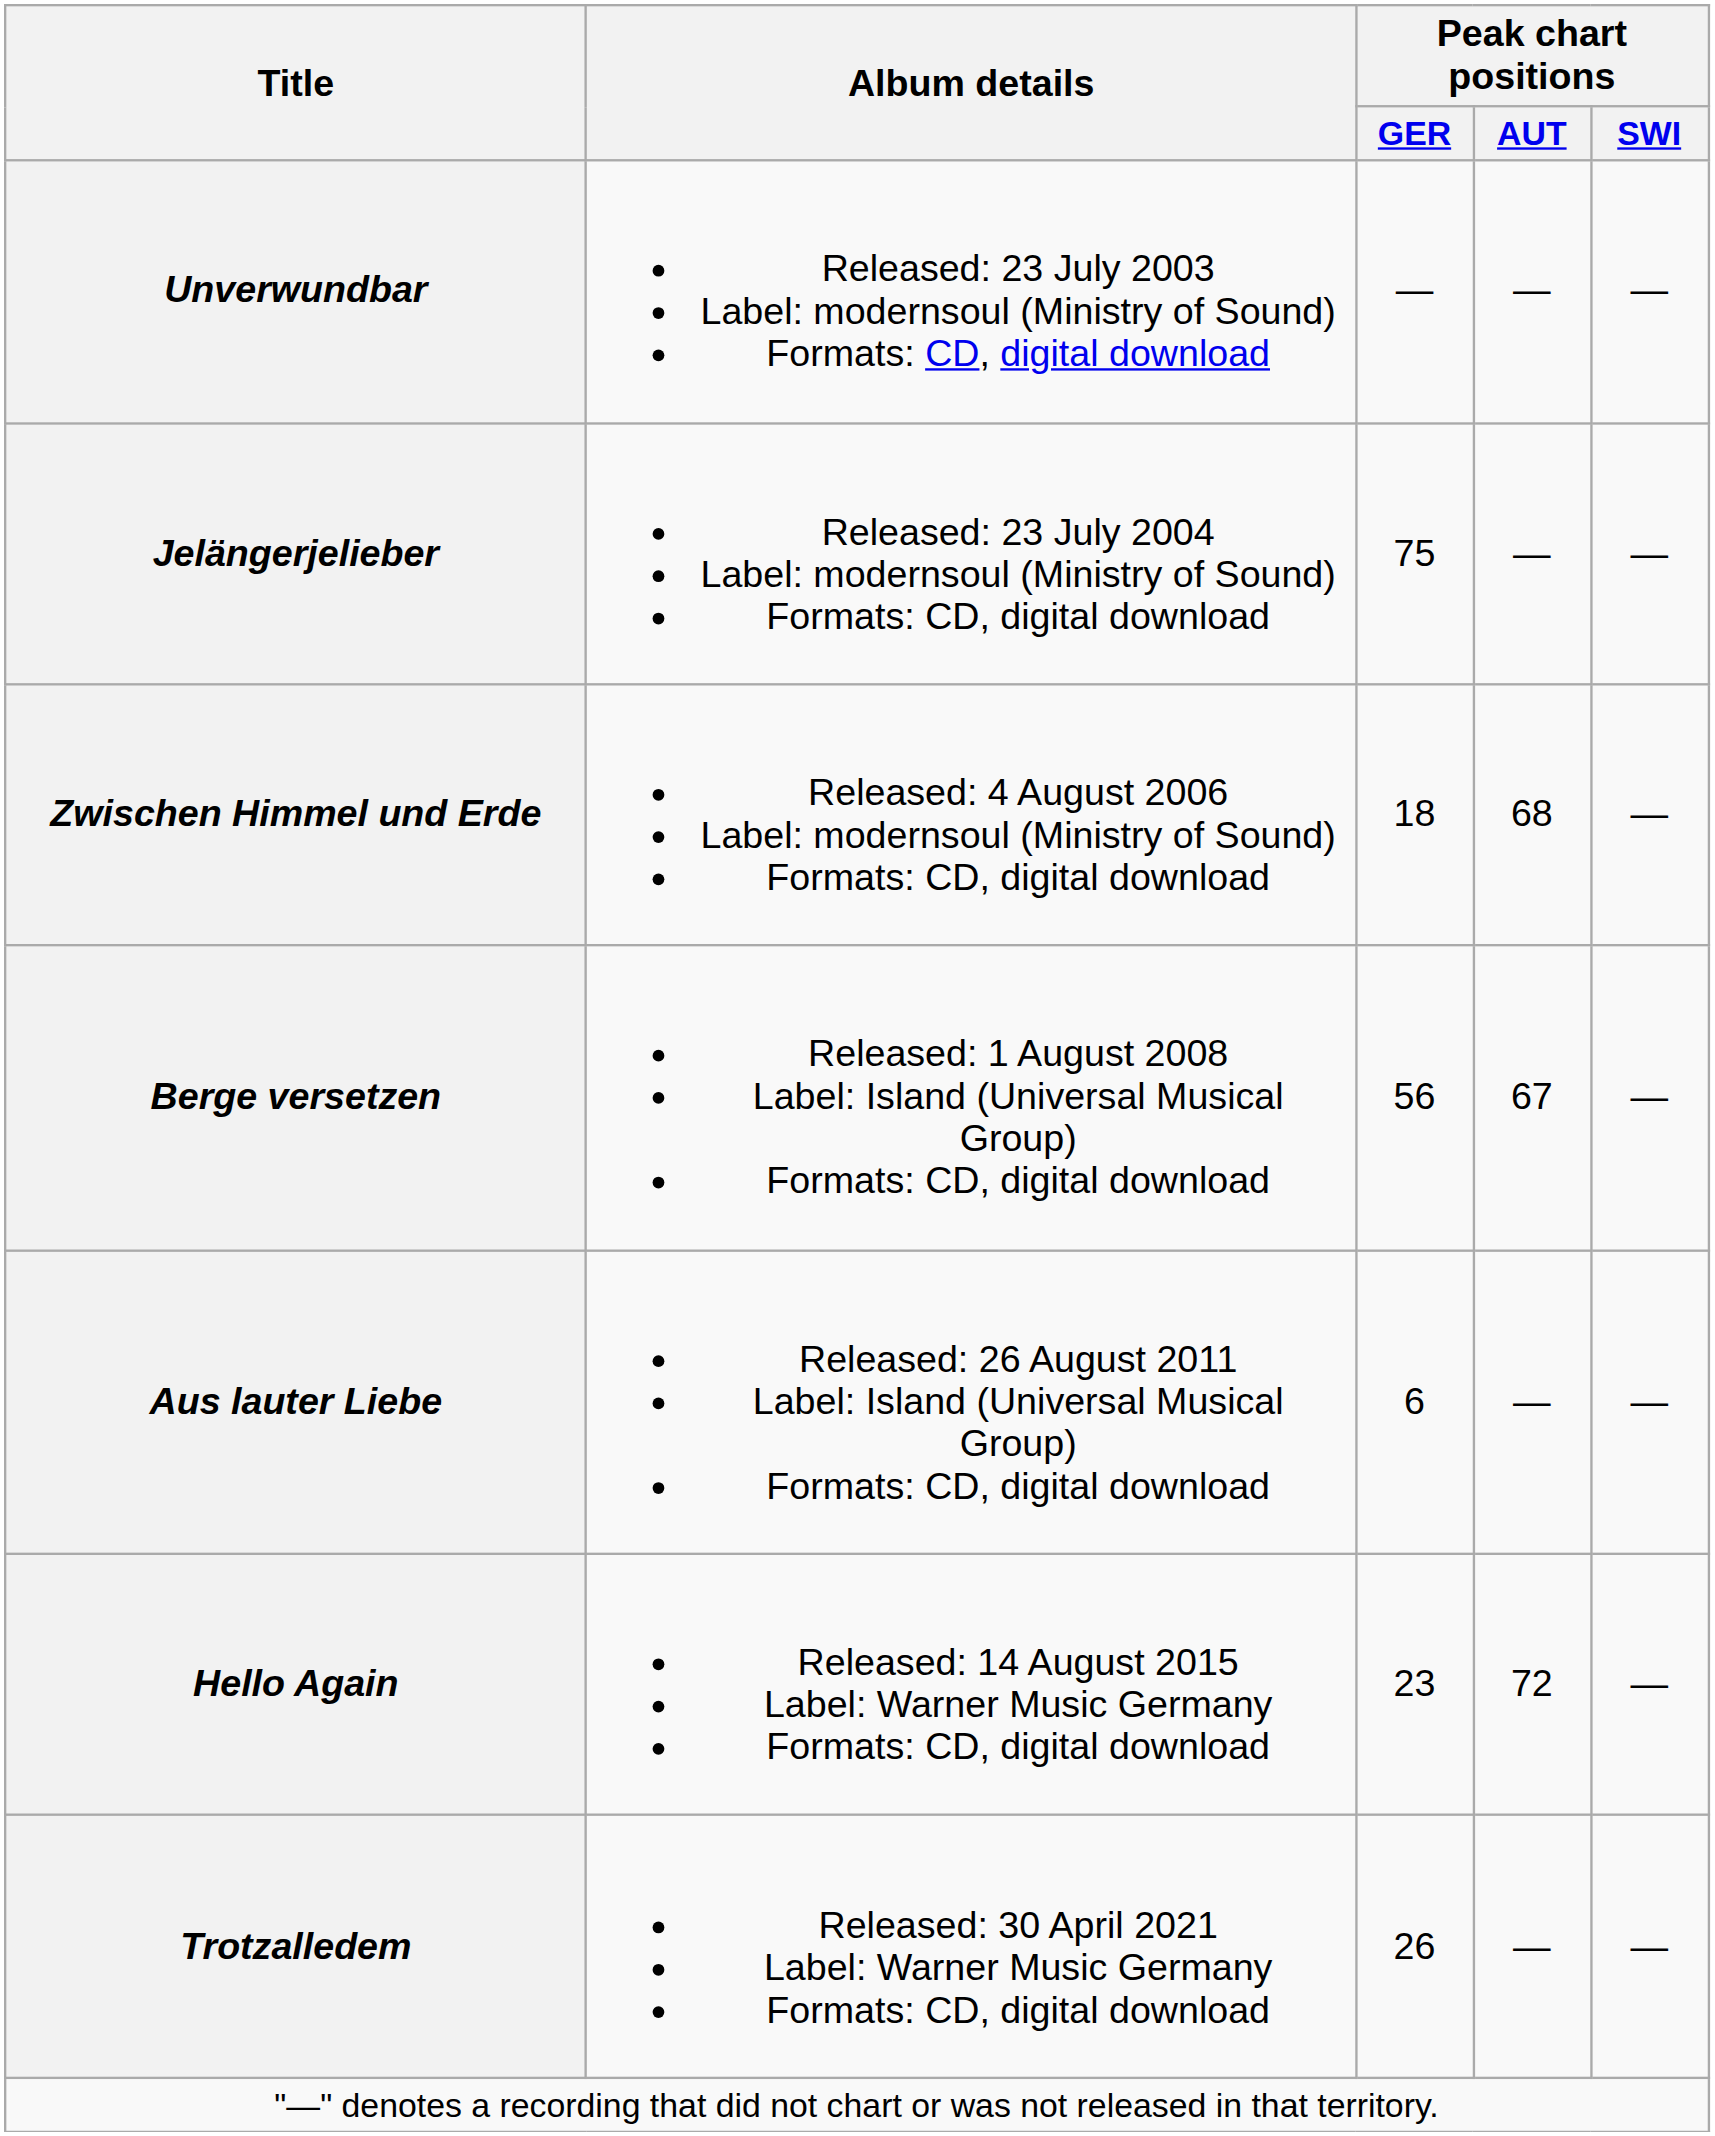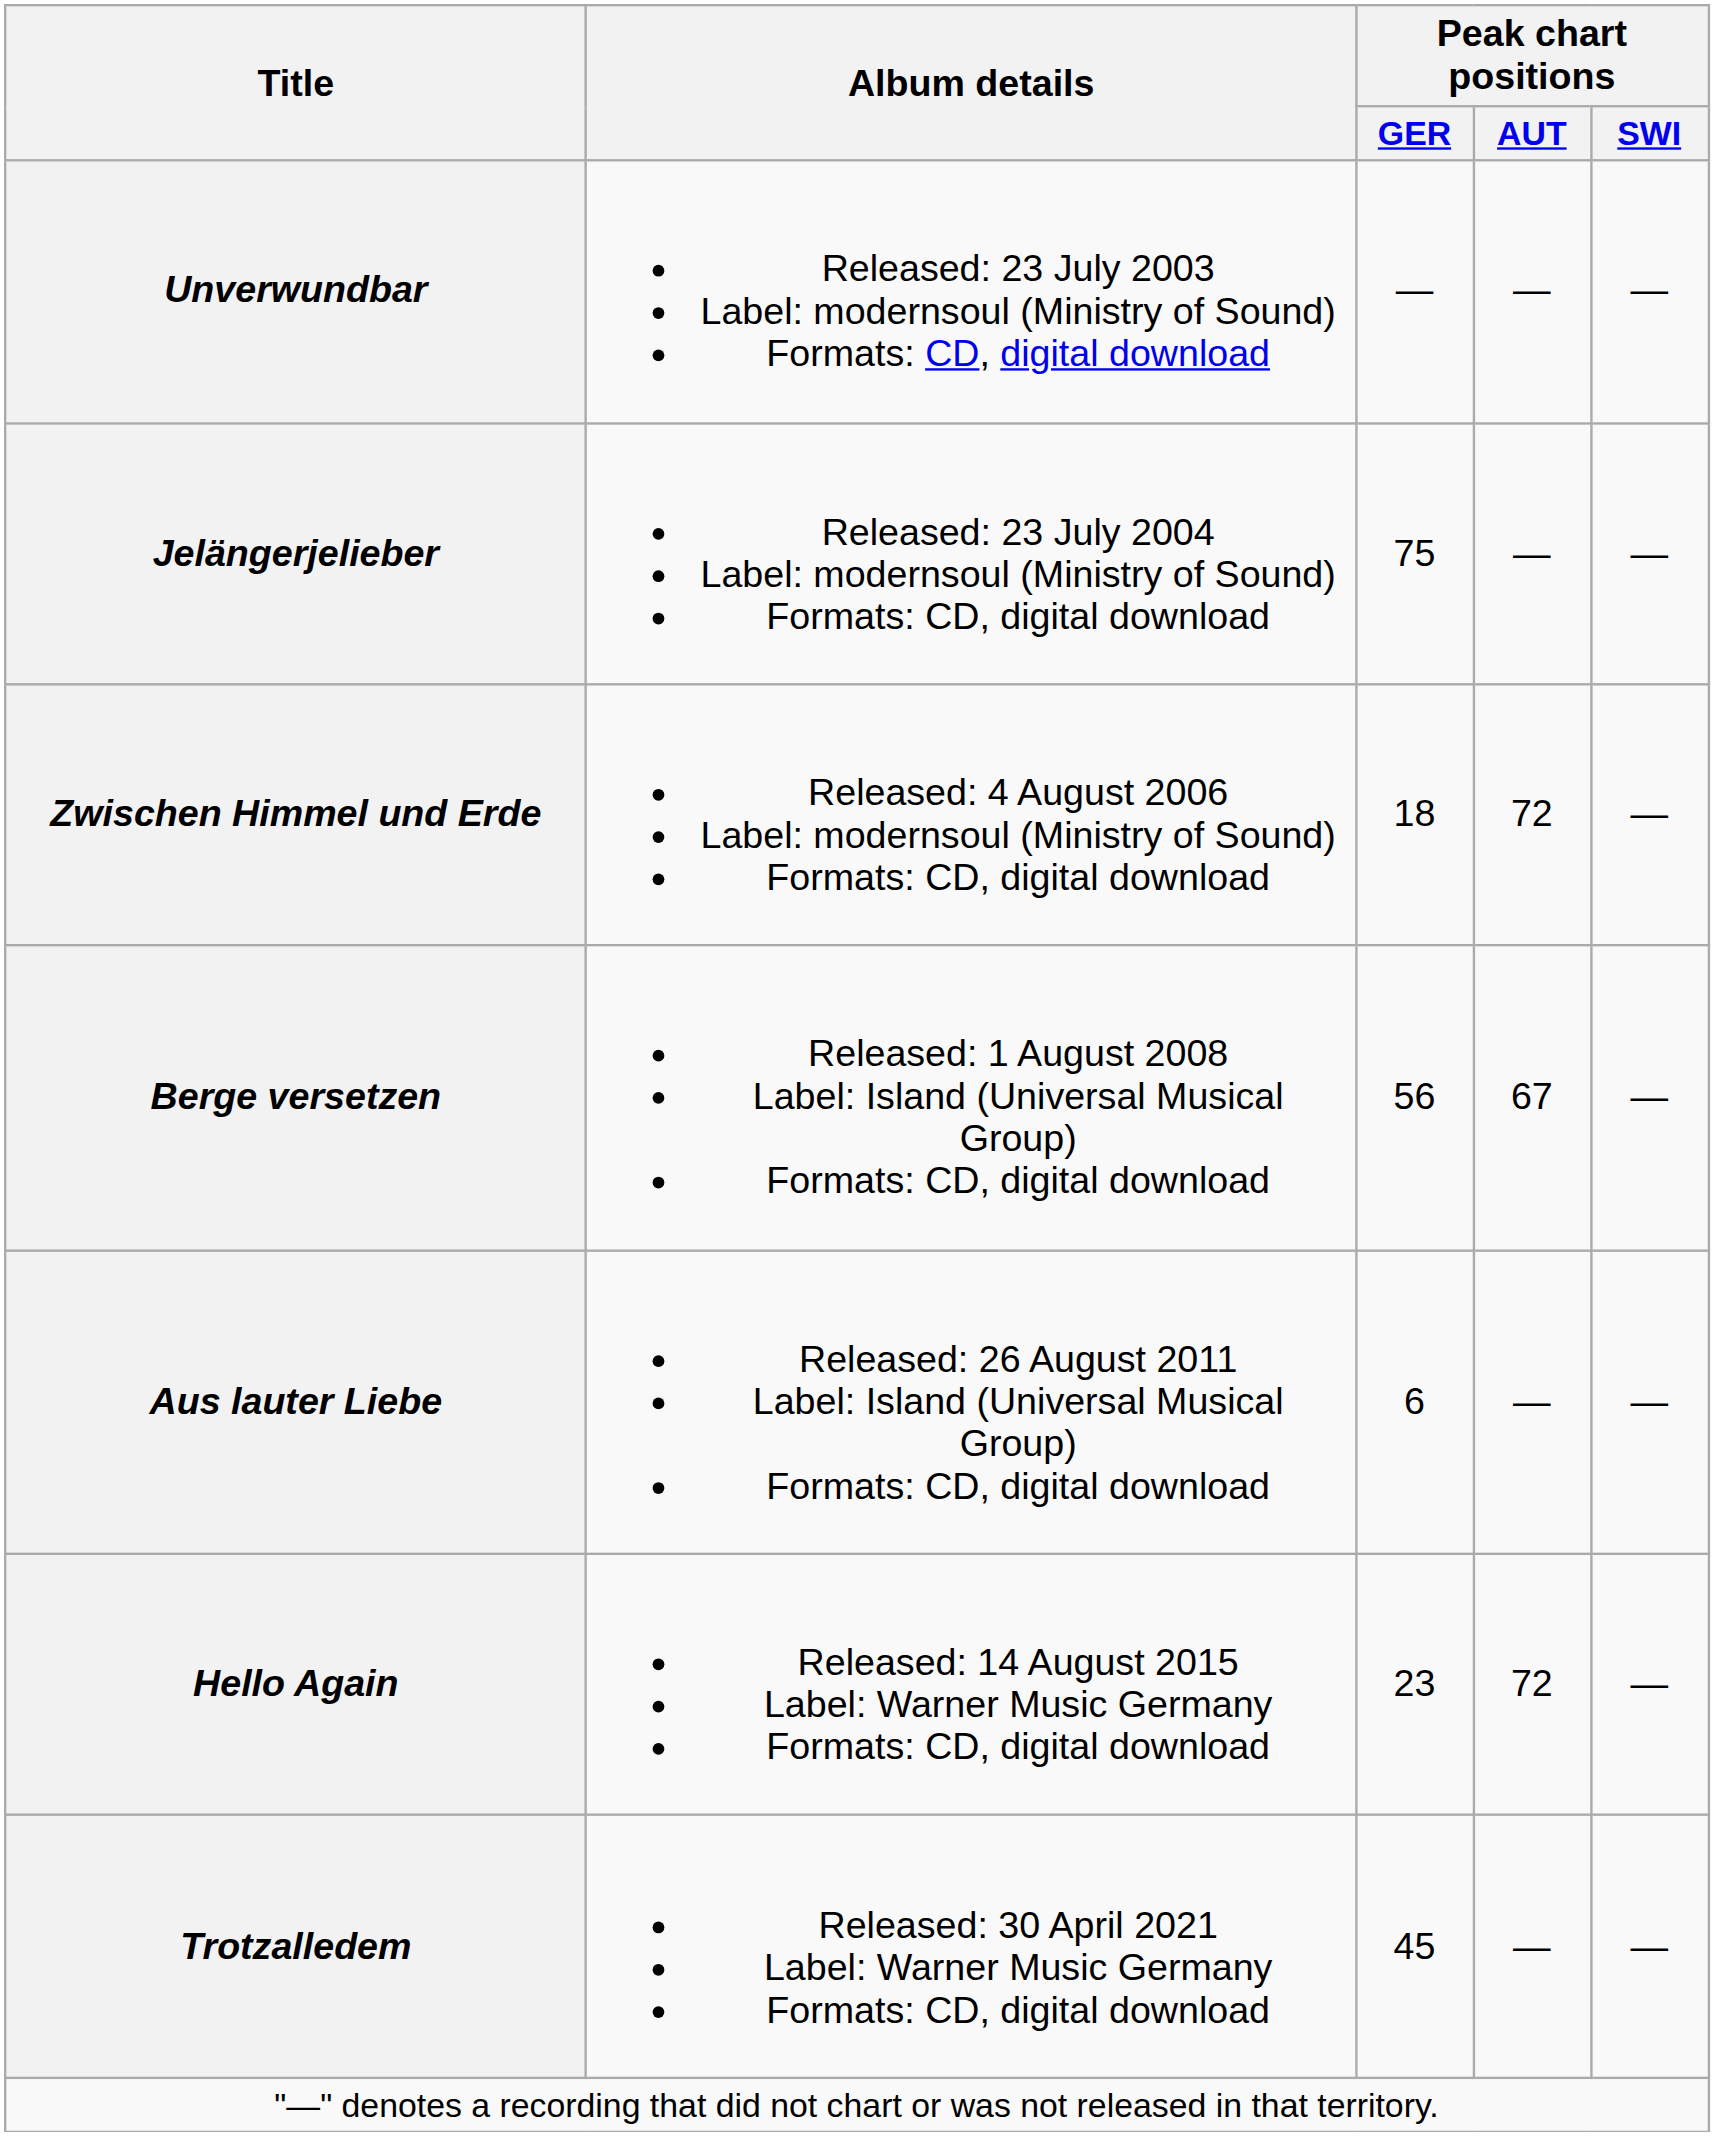(1532, 814) 68 -> (1532, 814) 72
(1414, 1945) 26 -> (1414, 1945) 45
